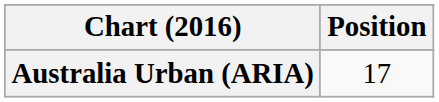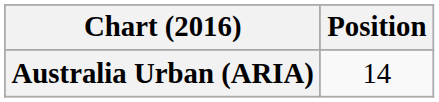(377, 73) 17 -> (377, 73) 14
